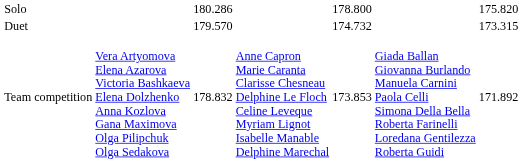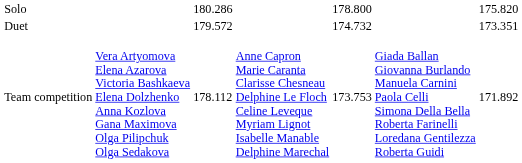(213, 25) 179.570 -> (213, 25) 179.572
(499, 25) 173.315 -> (499, 25) 173.351
(213, 97) 178.832 -> (213, 97) 178.112
(352, 97) 173.853 -> (352, 97) 173.753
